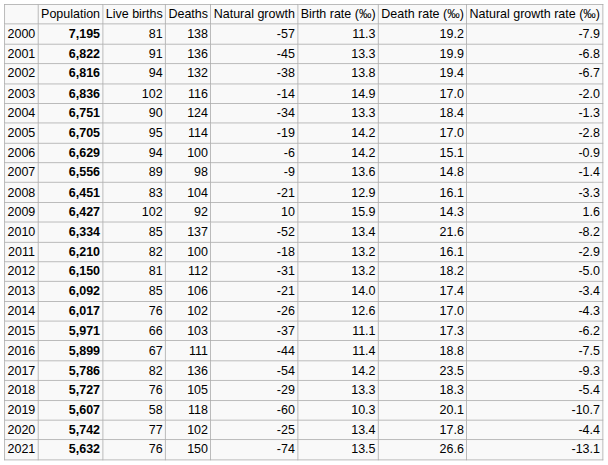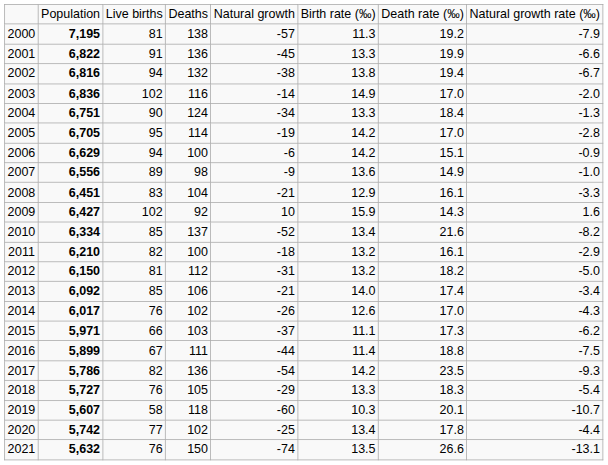(589, 53) -6.8 -> (589, 53) -6.6
(452, 172) 14.8 -> (452, 172) 14.9
(589, 172) -1.4 -> (589, 172) -1.0
